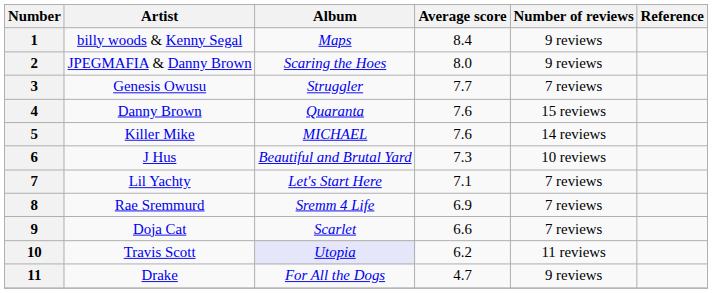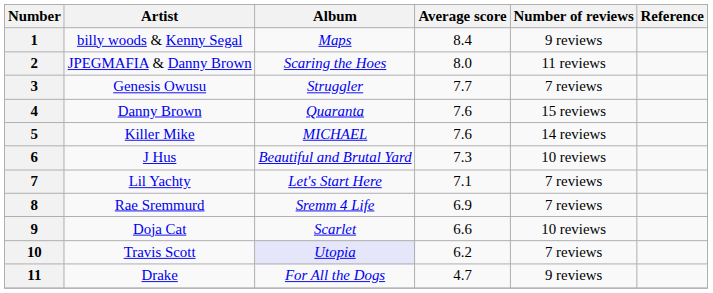(574, 63) 9 reviews -> (574, 63) 11 reviews
(574, 228) 7 reviews -> (574, 228) 10 reviews
(574, 252) 11 reviews -> (574, 252) 7 reviews
